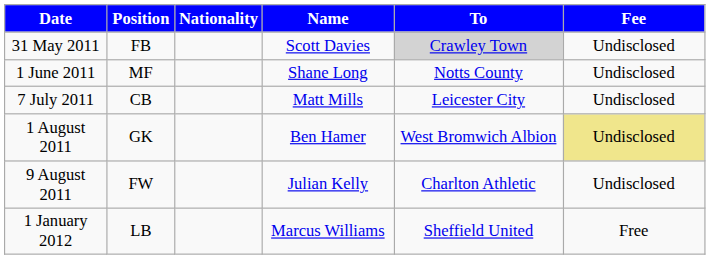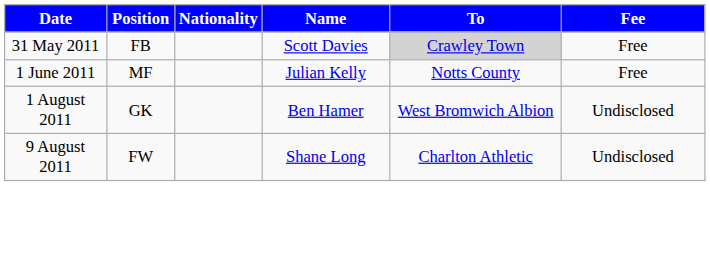(634, 45) Undisclosed -> (633, 45) Free
(328, 73) Shane Long -> (326, 73) Julian Kelly
(634, 73) Undisclosed -> (633, 73) Free
- row: (56, 100)
(634, 137) khaki background -> (633, 110) no background
(328, 184) Julian Kelly -> (326, 157) Shane Long
- row: (56, 231)
